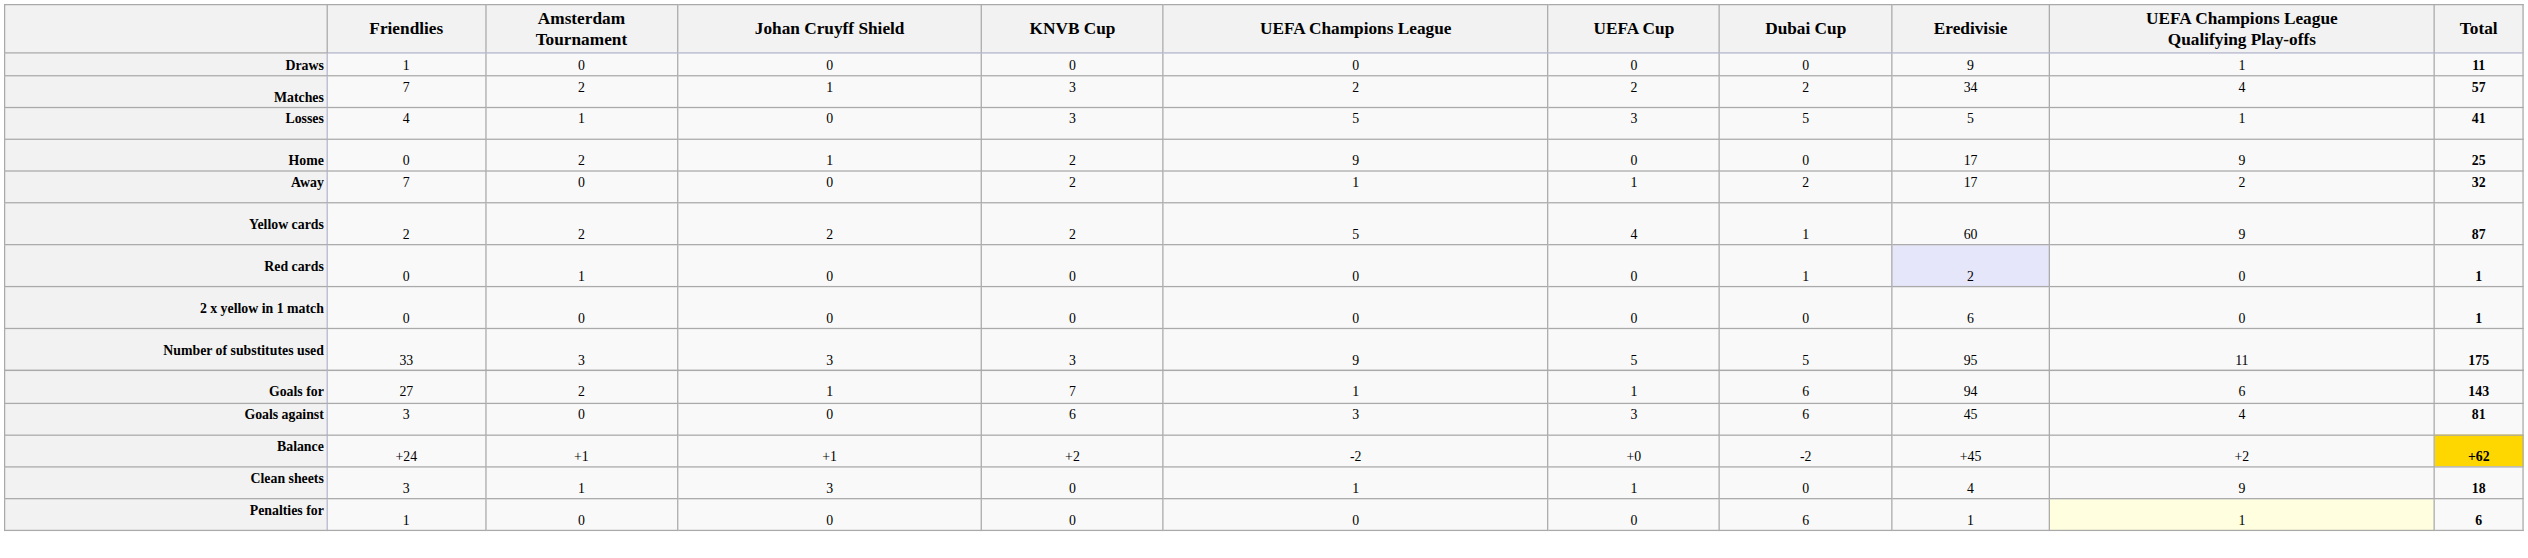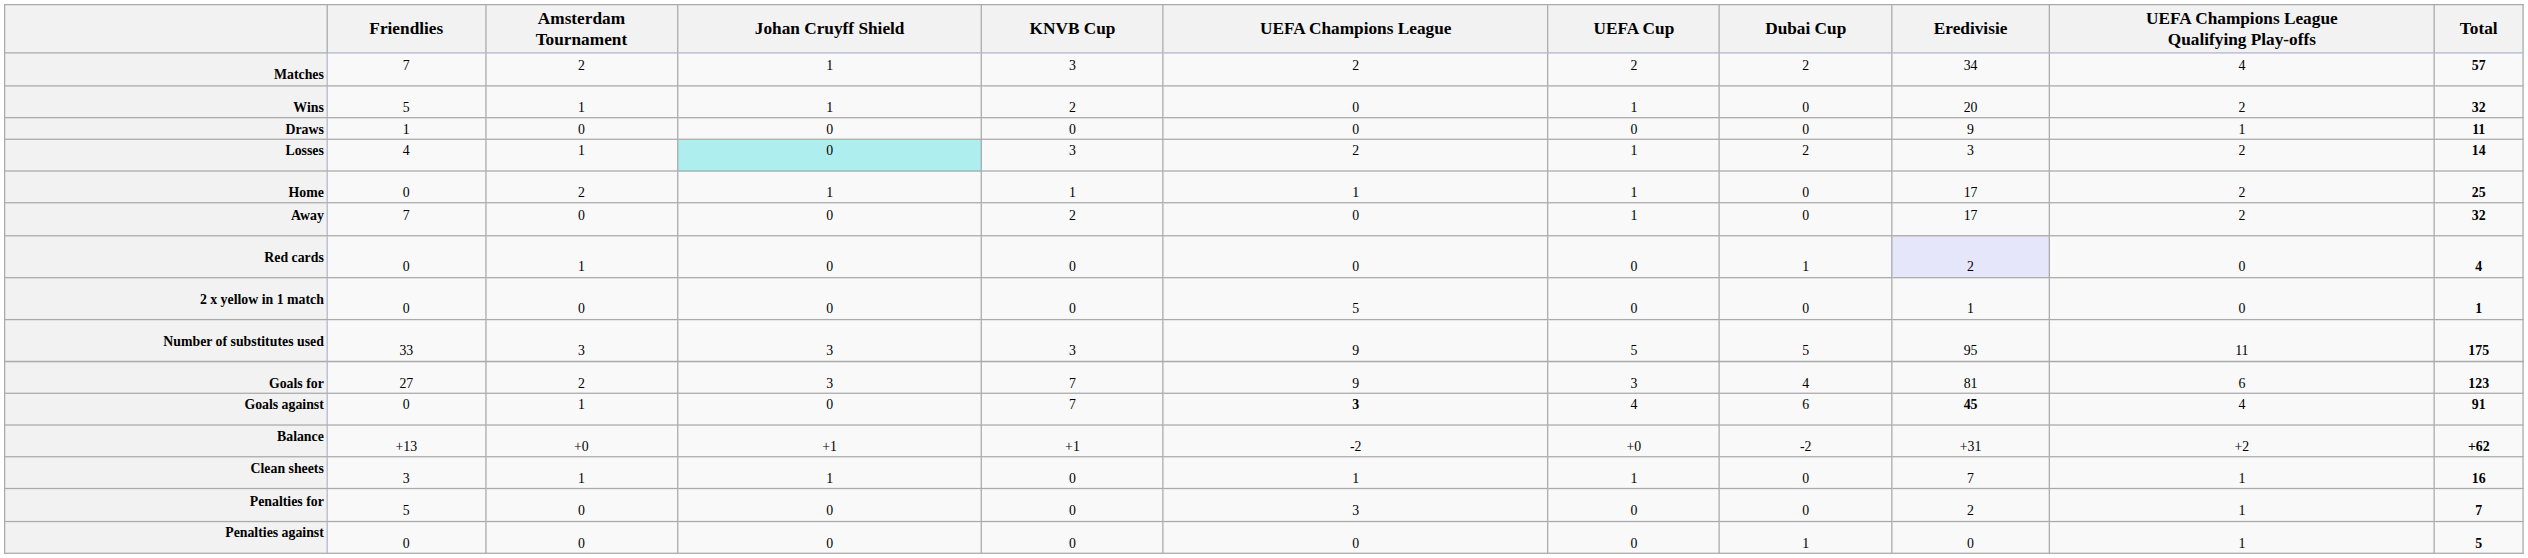rows swapped: (299, 96) <-> (305, 64)
+ row: (309, 106)
(830, 118) no background -> (830, 150) paleturquoise background
(1356, 118) 5 -> (1356, 150) 2
(1634, 118) 3 -> (1634, 150) 1
(1806, 118) 5 -> (1806, 150) 2
(1971, 118) 5 -> (1971, 150) 3
(2242, 118) 1 -> (2242, 150) 2
(2479, 118) 41 -> (2479, 150) 14
(1072, 160) 2 -> (1072, 192) 1
(1356, 160) 9 -> (1356, 192) 1
(1634, 160) 0 -> (1634, 192) 1
(2242, 160) 9 -> (2242, 192) 2
(1356, 182) 1 -> (1356, 214) 0
(1806, 182) 2 -> (1806, 214) 0
- row: (286, 224)
(2479, 276) 1 -> (2479, 266) 4
(1356, 318) 0 -> (1356, 308) 5
(1971, 318) 6 -> (1971, 308) 1
(830, 392) 1 -> (830, 382) 3
(1356, 392) 1 -> (1356, 382) 9
(1634, 392) 1 -> (1634, 382) 3
(1806, 392) 6 -> (1806, 382) 4
(1971, 392) 94 -> (1971, 382) 81
(2479, 392) 143 -> (2479, 382) 123
(406, 414) 3 -> (406, 404) 0
(581, 414) 0 -> (581, 404) 1
(1072, 414) 6 -> (1072, 404) 7
(1356, 414) normal -> (1356, 404) bold
(1634, 414) 3 -> (1634, 404) 4
(1971, 414) normal -> (1971, 404) bold
(2479, 414) 81 -> (2479, 404) 91
(406, 455) +24 -> (406, 446) +13
(581, 455) +1 -> (581, 446) +0
(1072, 455) +2 -> (1072, 446) +1
(1971, 455) +45 -> (1971, 446) +31
(2479, 455) gold background -> (2479, 446) no background
(830, 487) 3 -> (830, 478) 1
(1971, 487) 4 -> (1971, 478) 7
(2242, 487) 9 -> (2242, 478) 1
(2479, 487) 18 -> (2479, 478) 16
(406, 519) 1 -> (406, 509) 5
(1356, 519) 0 -> (1356, 509) 3
(1806, 519) 6 -> (1806, 509) 0
(1971, 519) 1 -> (1971, 509) 2
(2242, 519) lightyellow background -> (2242, 509) no background
(2479, 519) 6 -> (2479, 509) 7
+ row: (275, 531)
